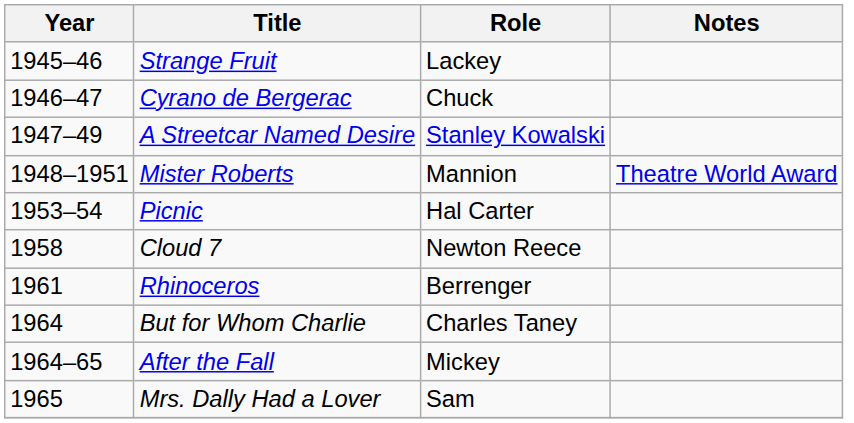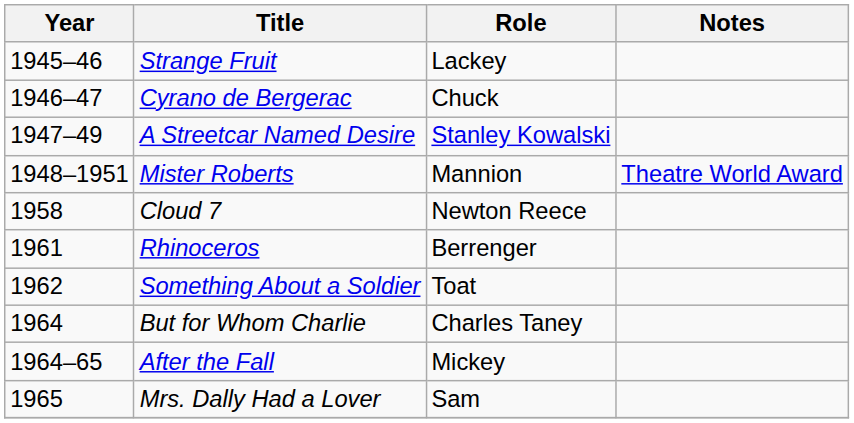- row: (171, 211)
+ row: (280, 286)
